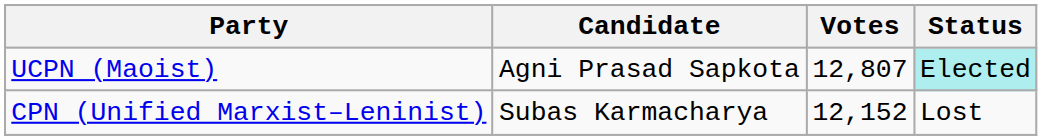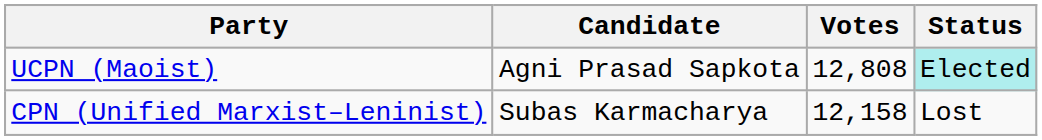(860, 70) 12,807 -> (860, 70) 12,808
(860, 113) 12,152 -> (860, 113) 12,158
